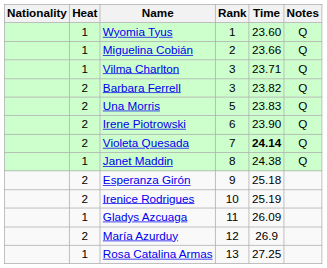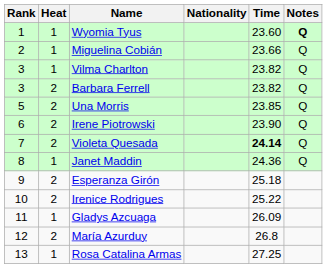columns swapped: (232, 13) <-> (37, 13)
(303, 32) normal -> (303, 32) bold
(267, 69) 23.71 -> (267, 69) 23.82
(267, 106) 23.83 -> (267, 106) 23.85
(267, 161) 24.38 -> (267, 161) 24.36
(267, 198) 25.19 -> (267, 198) 25.22
(267, 236) 26.9 -> (267, 236) 26.8
